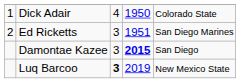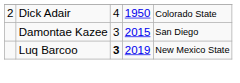(10, 13) 1 -> (10, 13) 2
- row: (48, 31)
(138, 50) bold -> (138, 31) normal
